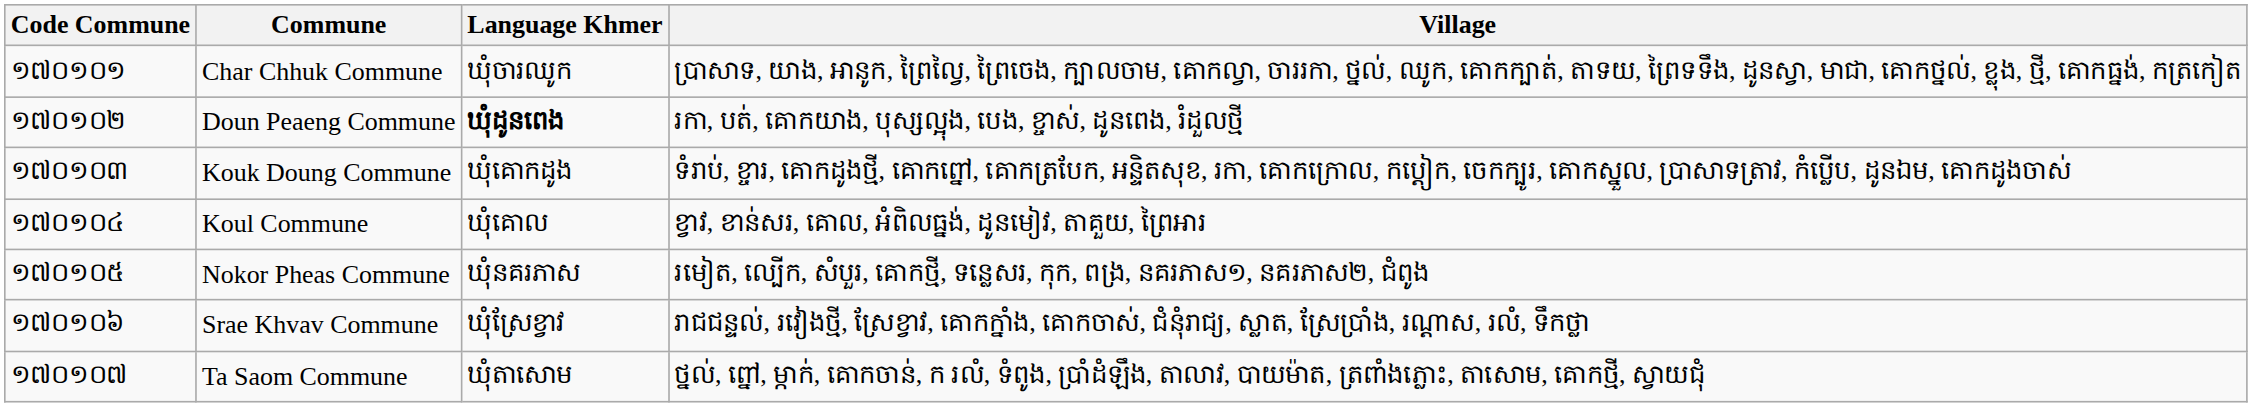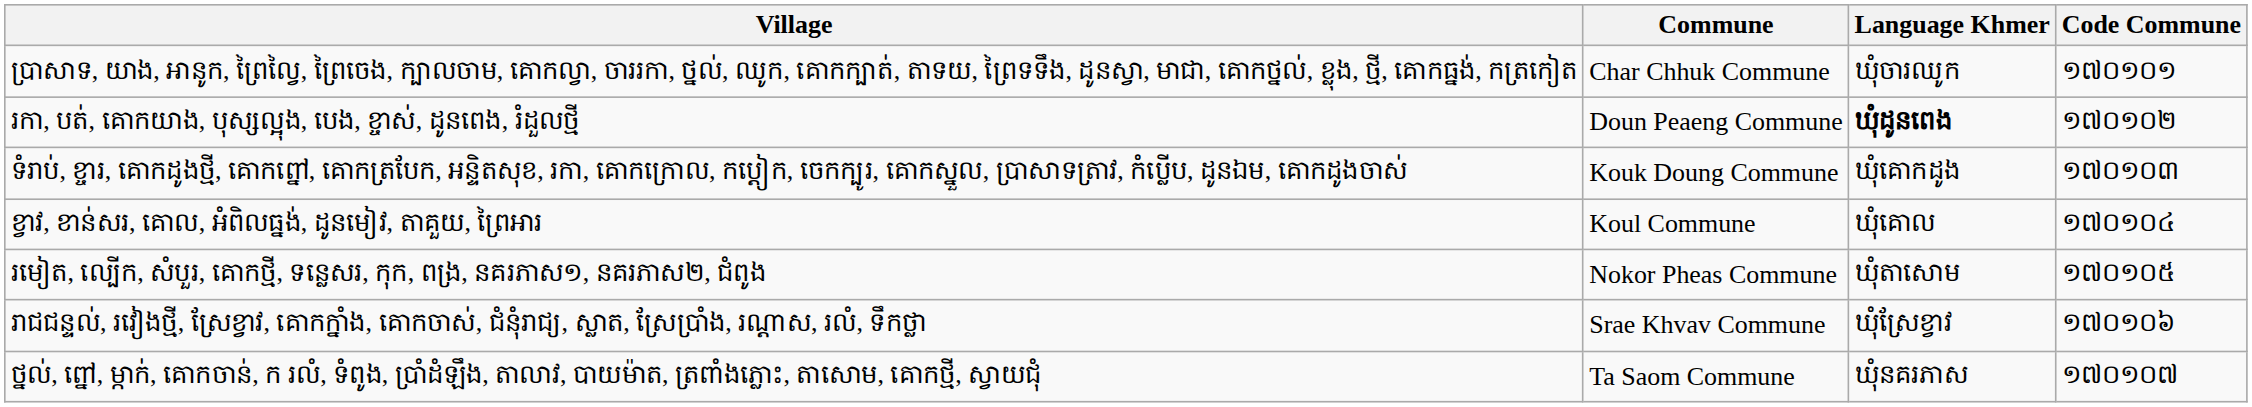columns swapped: (100, 25) <-> (1458, 25)
(524, 272) ឃុំនគរភាស -> (1907, 272) ឃុំតាសោម
(520, 374) ឃុំតាសោម -> (1911, 374) ឃុំនគរភាស
